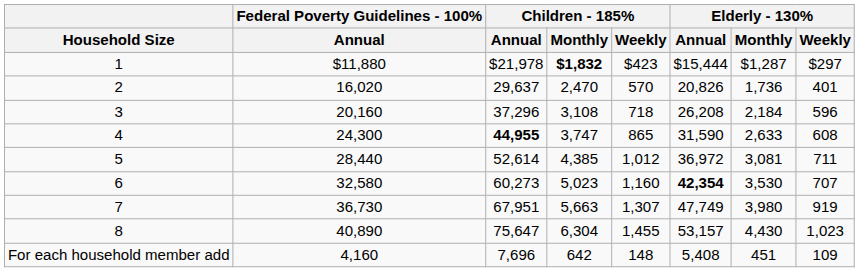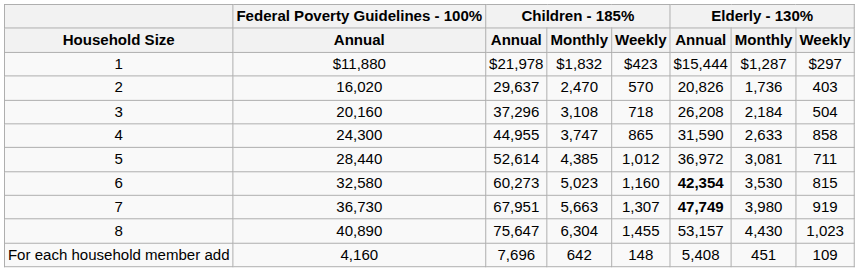(579, 64) bold -> (579, 64) normal
(825, 87) 401 -> (825, 87) 403
(825, 111) 596 -> (825, 111) 504
(516, 135) bold -> (516, 135) normal
(825, 135) 608 -> (825, 135) 858
(825, 183) 707 -> (825, 183) 815
(701, 207) normal -> (701, 207) bold
